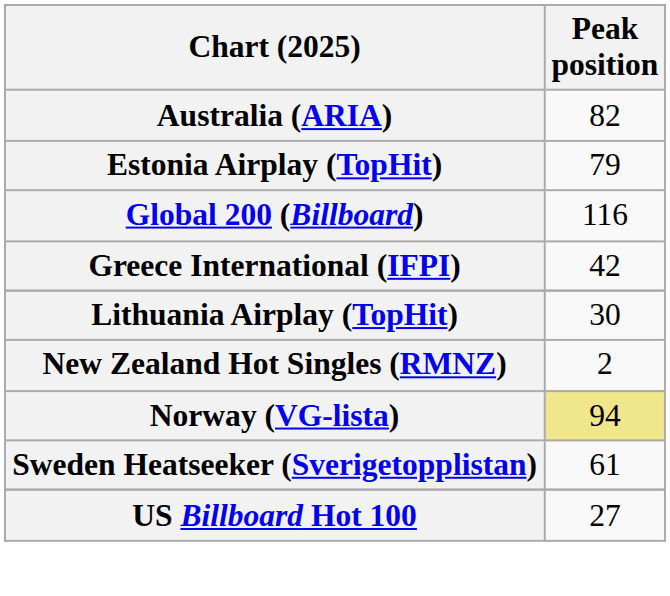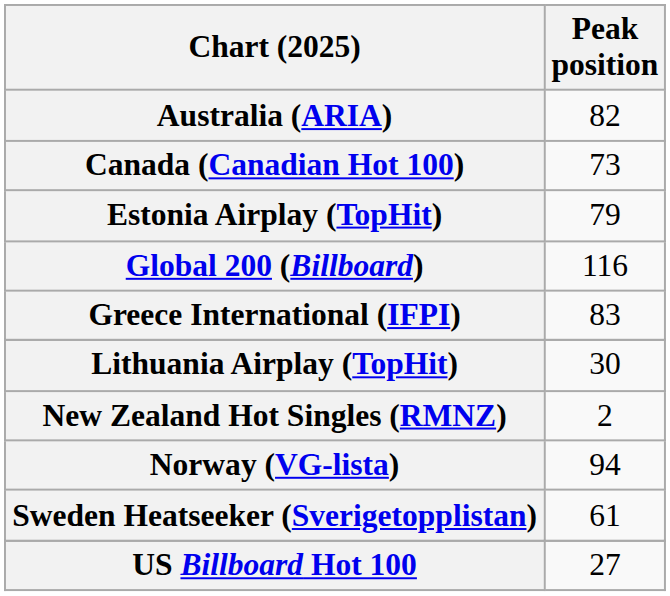+ row: (275, 164)
(605, 264) 42 -> (605, 314) 83
(605, 414) khaki background -> (605, 464) no background
